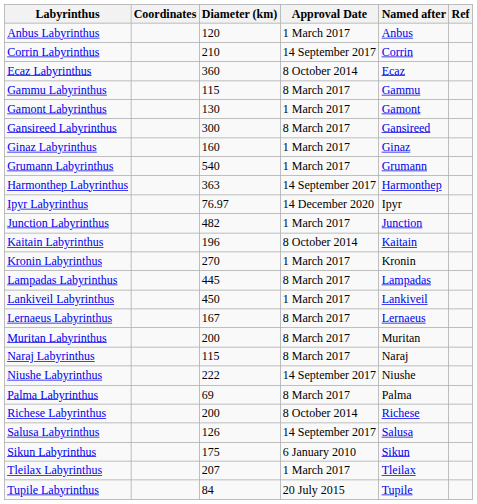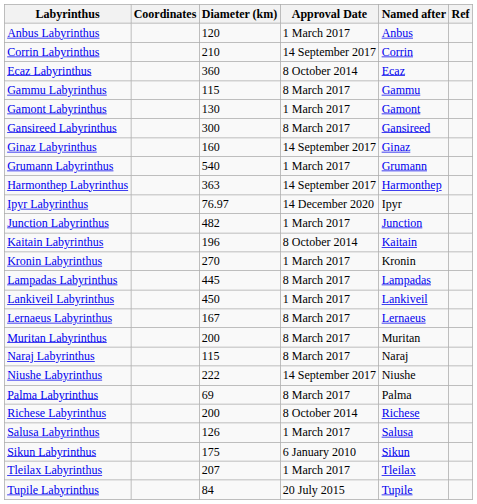(316, 147) 1 March 2017 -> (329, 147) 14 September 2017
(329, 432) 14 September 2017 -> (316, 432) 1 March 2017
